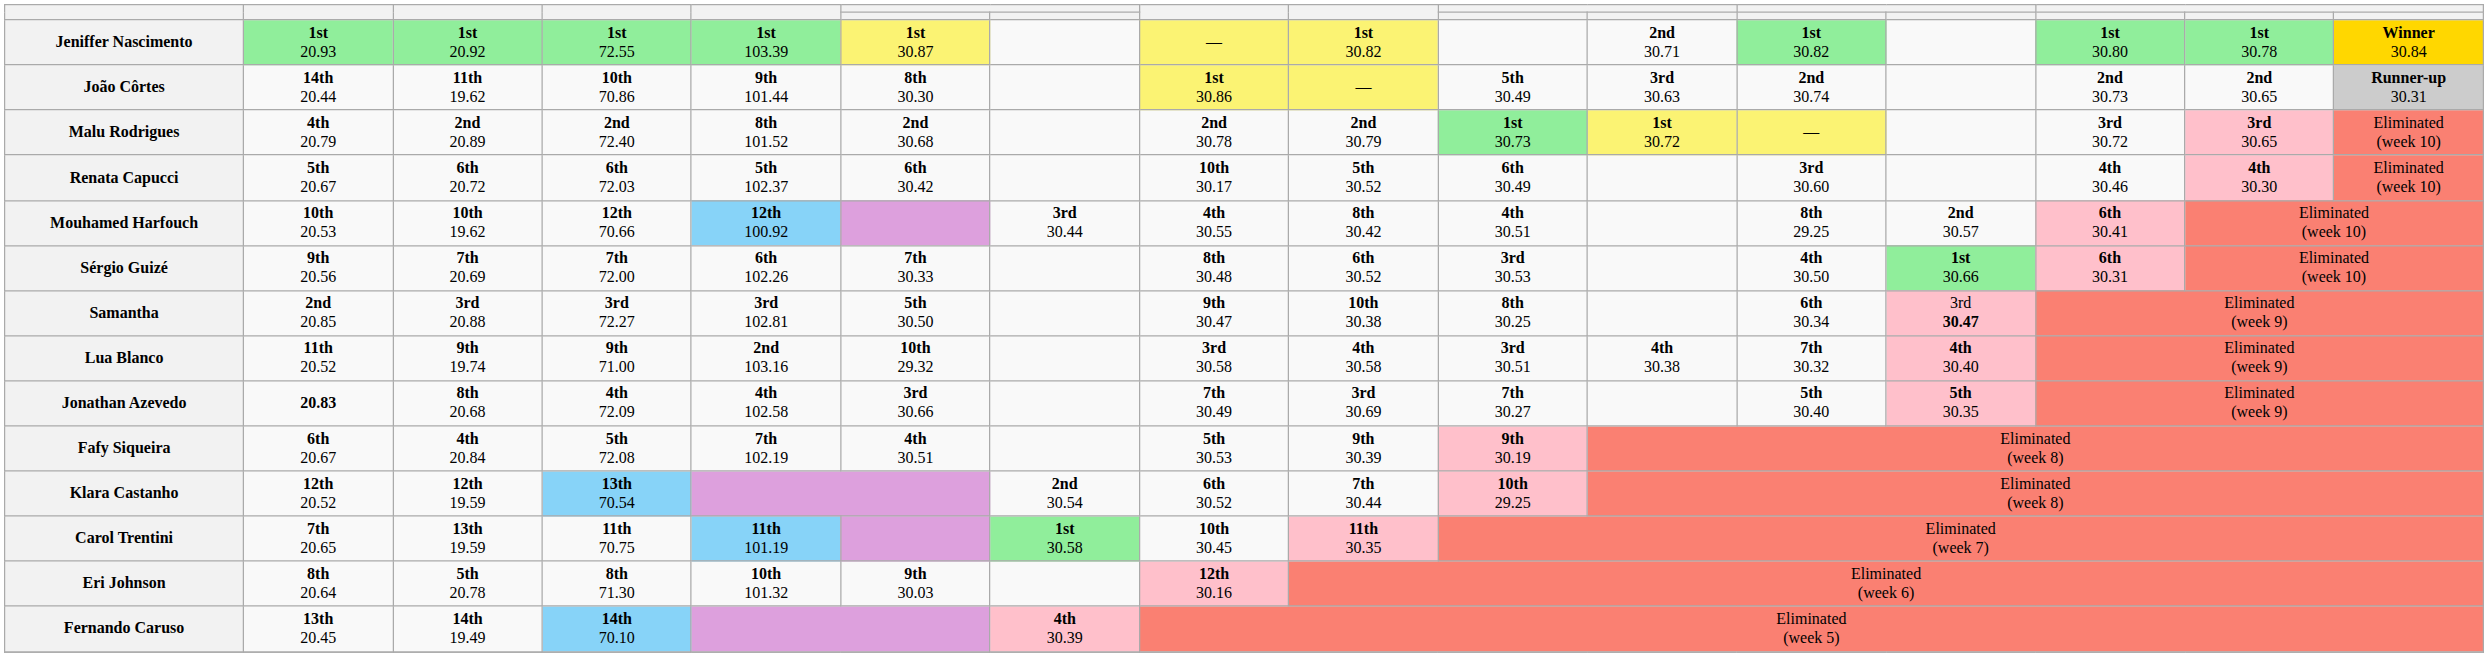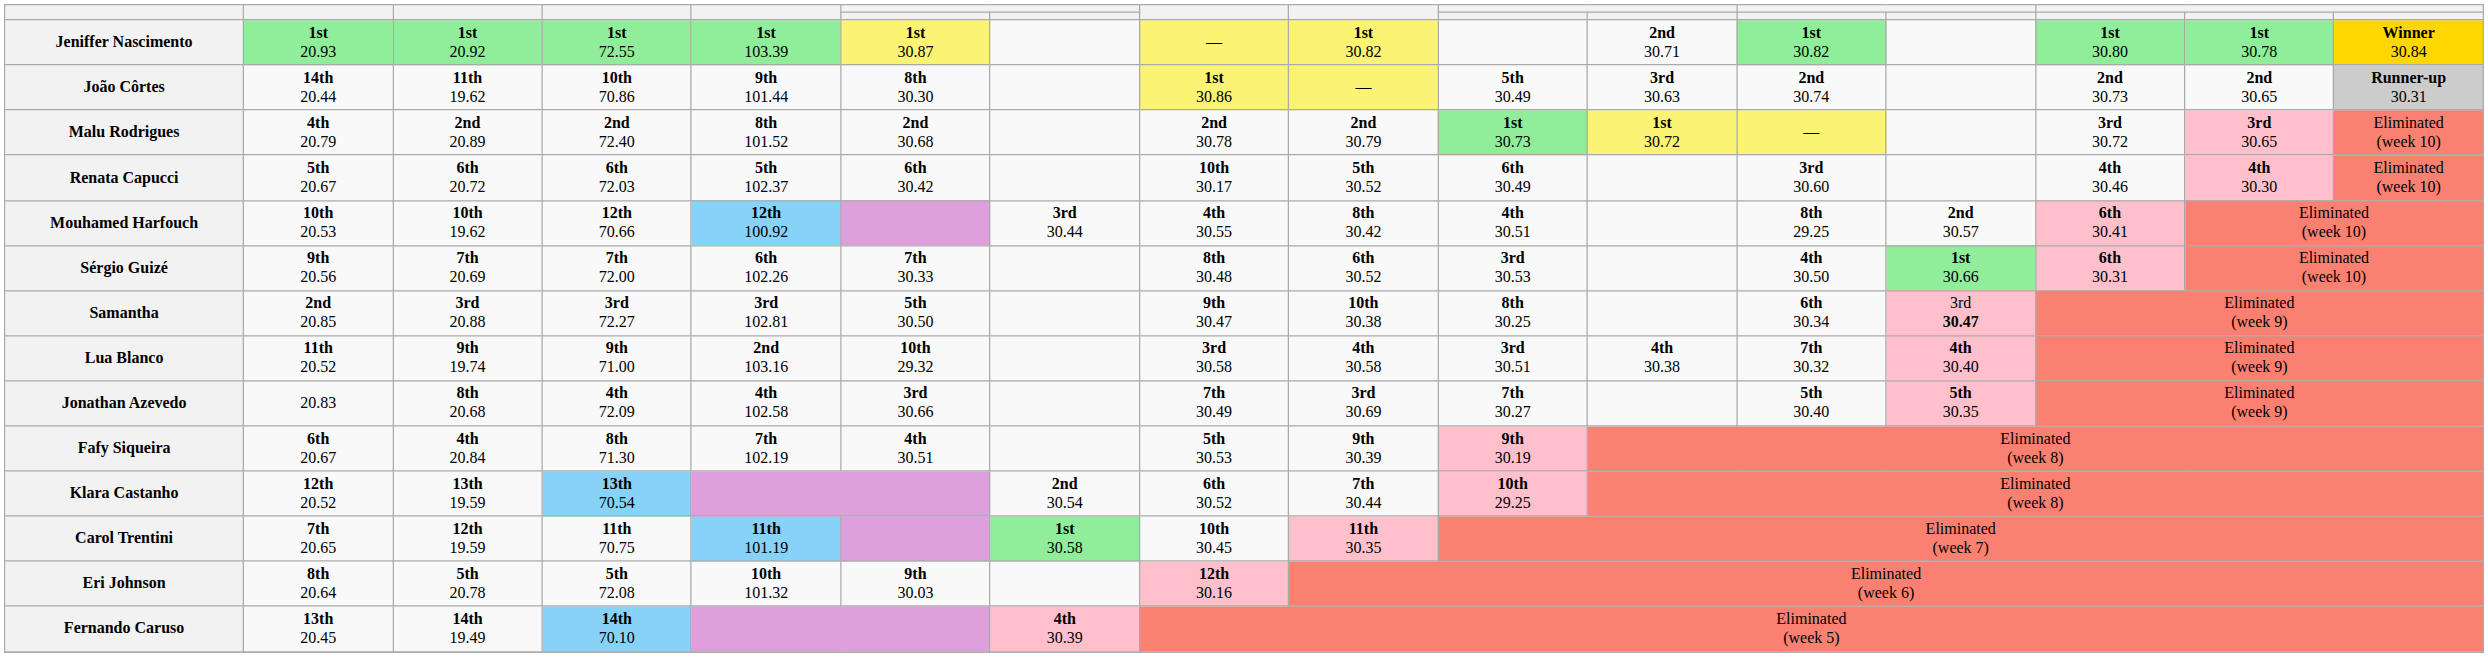(318, 403) bold -> (318, 403) normal
(617, 448) 5th 72.08 -> (617, 448) 8th 71.30
(468, 493) 12th 19.59 -> (468, 493) 13th 19.59
(468, 538) 13th 19.59 -> (468, 538) 12th 19.59
(617, 583) 8th 71.30 -> (617, 583) 5th 72.08
